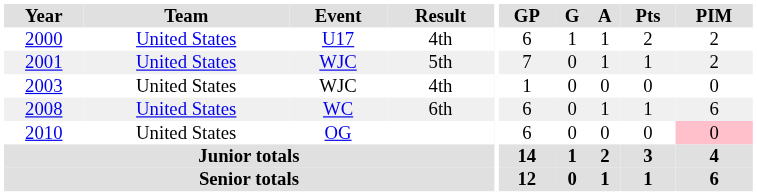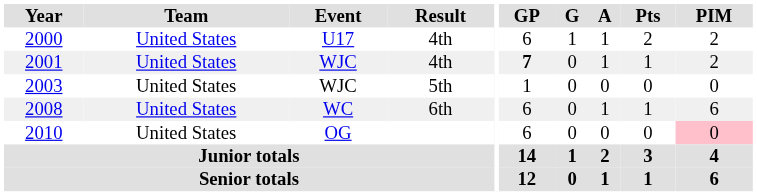(441, 62) 5th -> (441, 62) 4th
(527, 62) normal -> (527, 62) bold
(441, 85) 4th -> (441, 85) 5th
